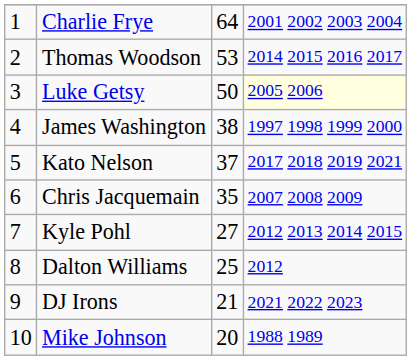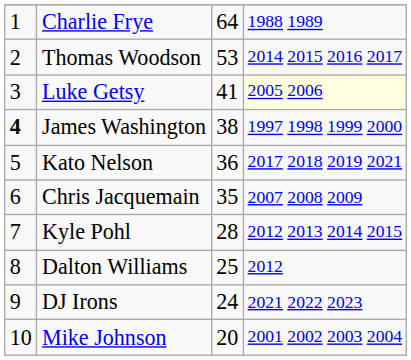(325, 22) 2001 2002 2003 2004 -> (285, 22) 1988 1989
(227, 92) 50 -> (227, 92) 41
(15, 127) normal -> (15, 127) bold
(227, 162) 37 -> (227, 162) 36
(227, 232) 27 -> (227, 232) 28
(227, 302) 21 -> (227, 302) 24
(285, 337) 1988 1989 -> (325, 337) 2001 2002 2003 2004
